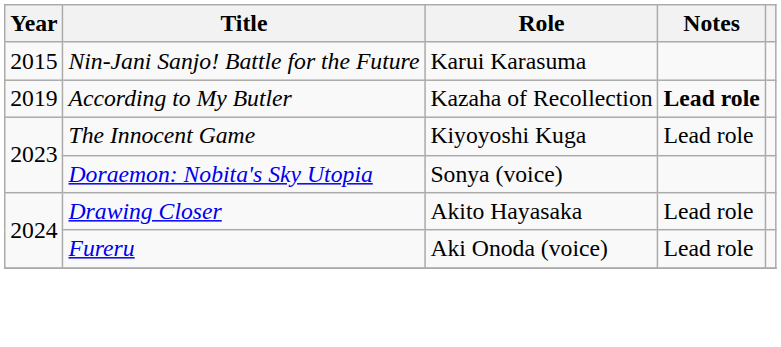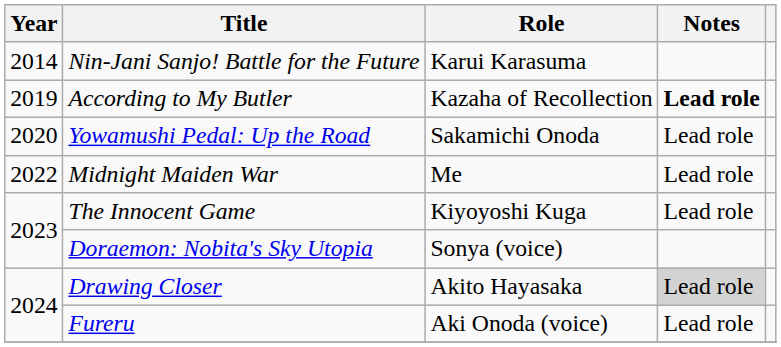(34, 60) 2015 -> (34, 60) 2014
+ row: (219, 135)
+ row: (173, 173)
(709, 211) no background -> (709, 286) lightgrey background
